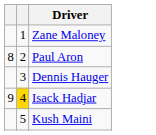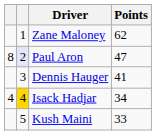+ column: (131, 14)
(23, 56) no background -> (23, 56) lavender background
(11, 97) 9 -> (11, 97) 4
